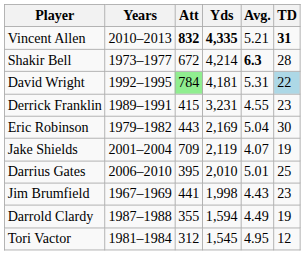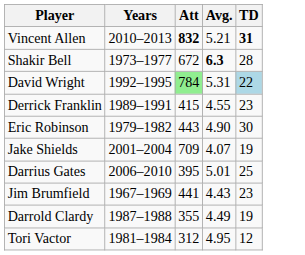- column: (222, 15)
(256, 127) 5.04 -> (218, 127) 4.90
